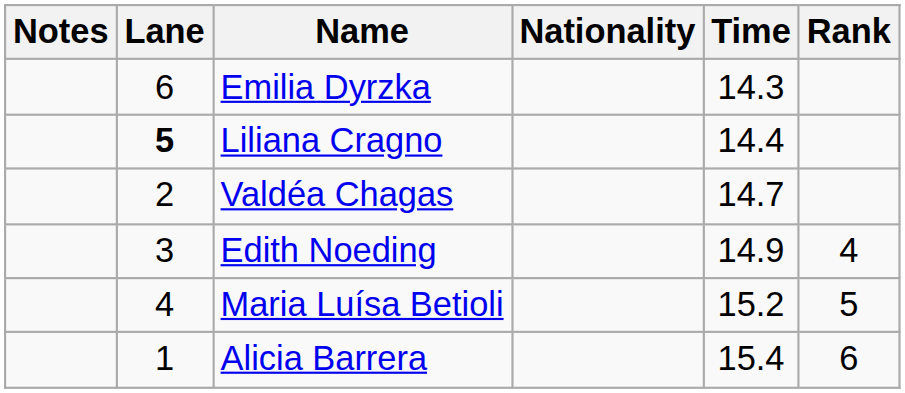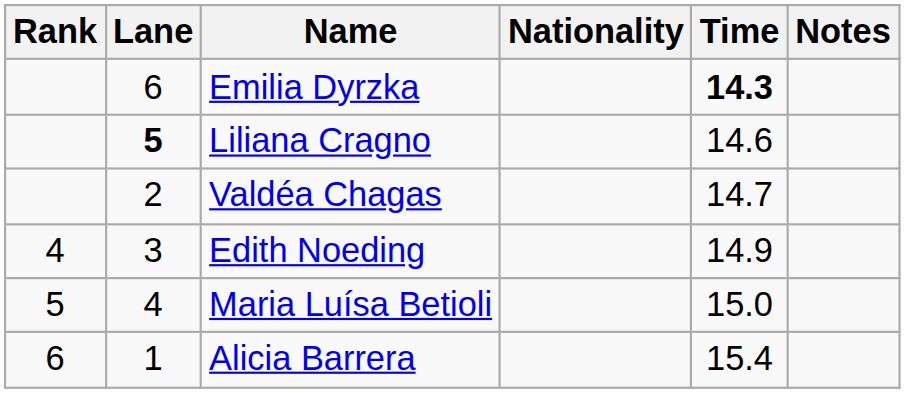columns swapped: (849, 31) <-> (61, 31)
(751, 86) normal -> (740, 86) bold
(751, 140) 14.4 -> (740, 140) 14.6
(751, 304) 15.2 -> (740, 304) 15.0
